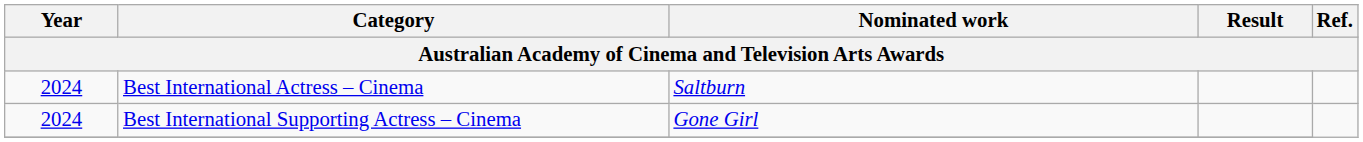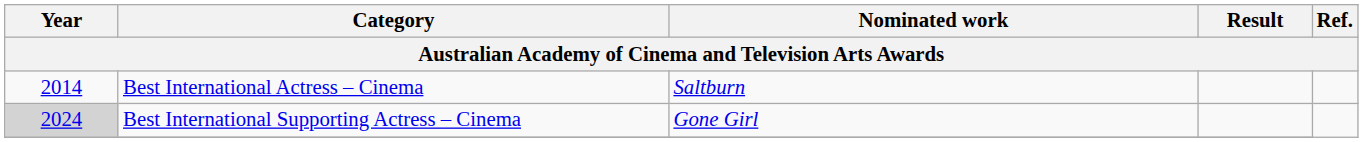(61, 86) 2024 -> (61, 86) 2014
(61, 119) no background -> (61, 119) lightgrey background
